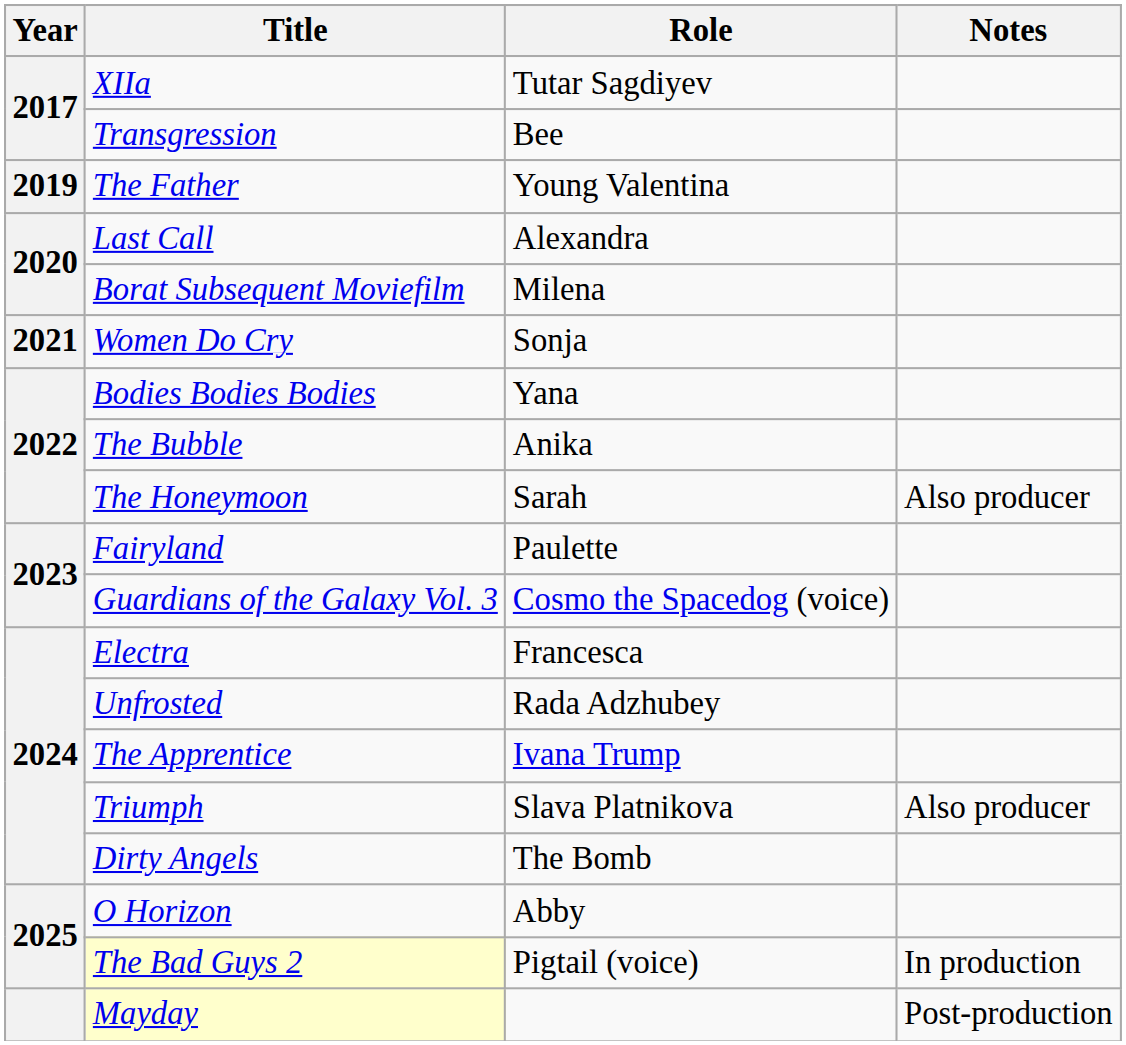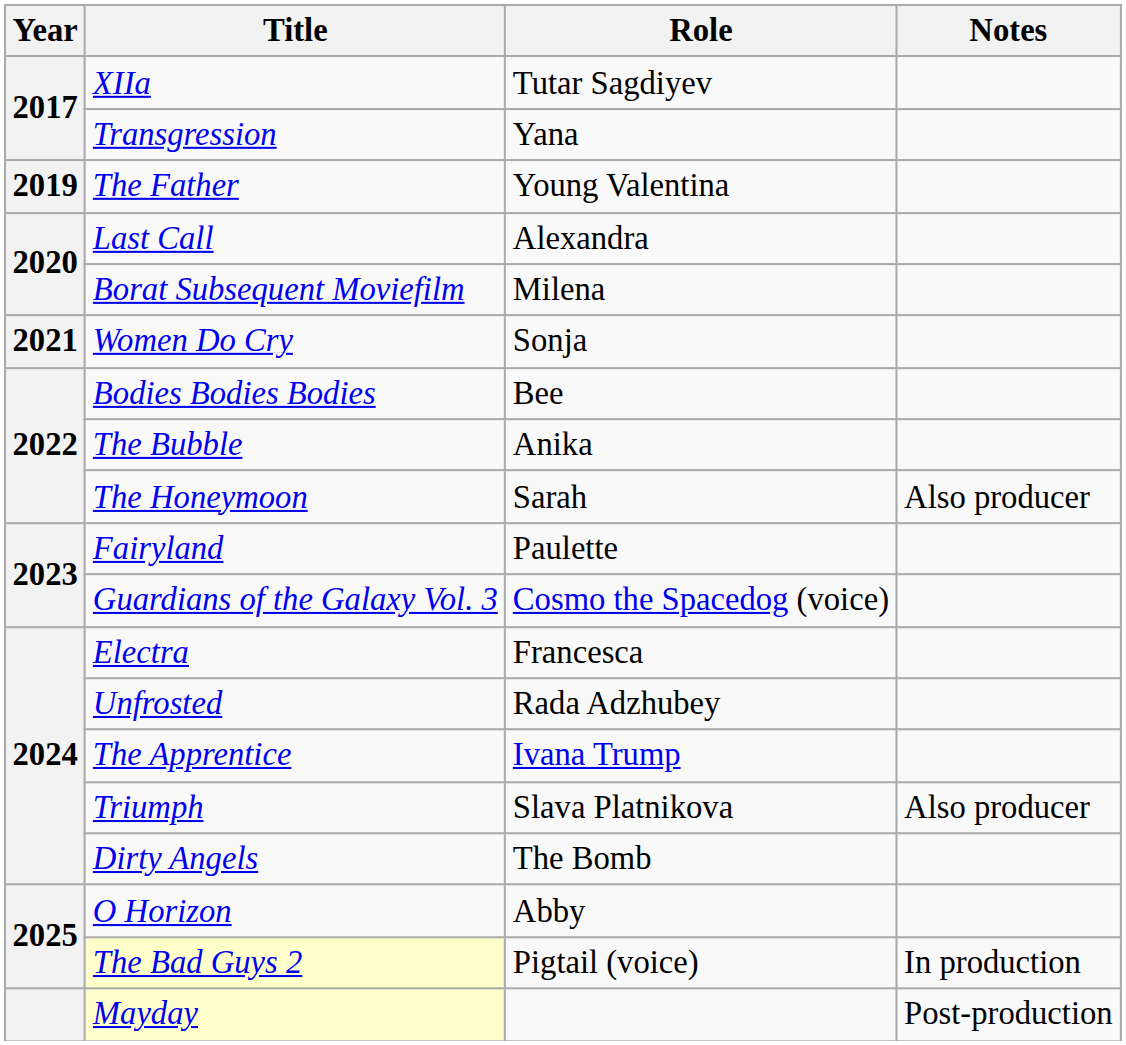(538, 133) Bee -> (546, 133) Yana
(546, 392) Yana -> (538, 392) Bee
